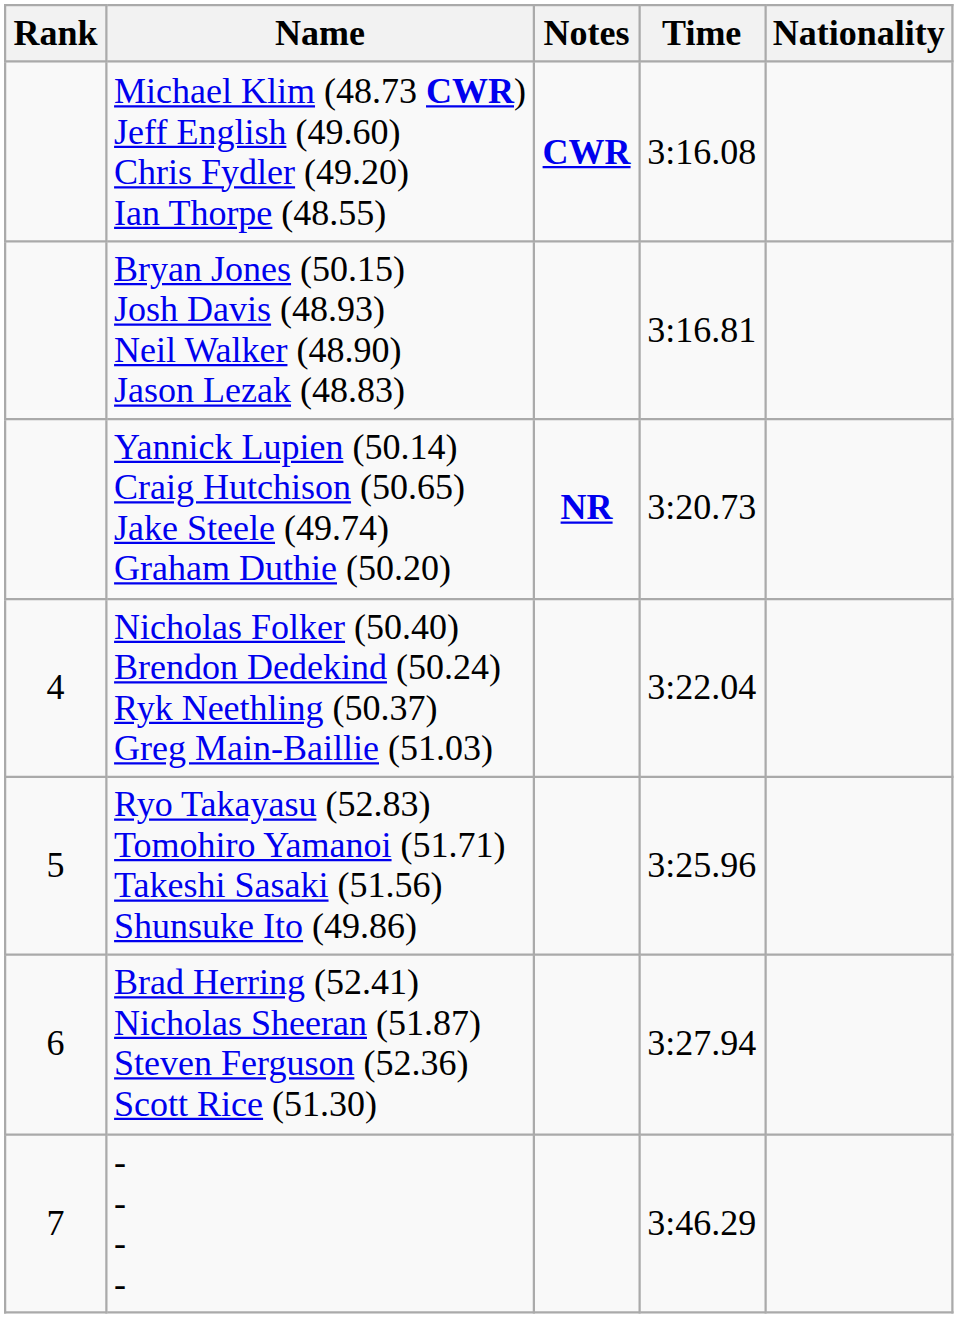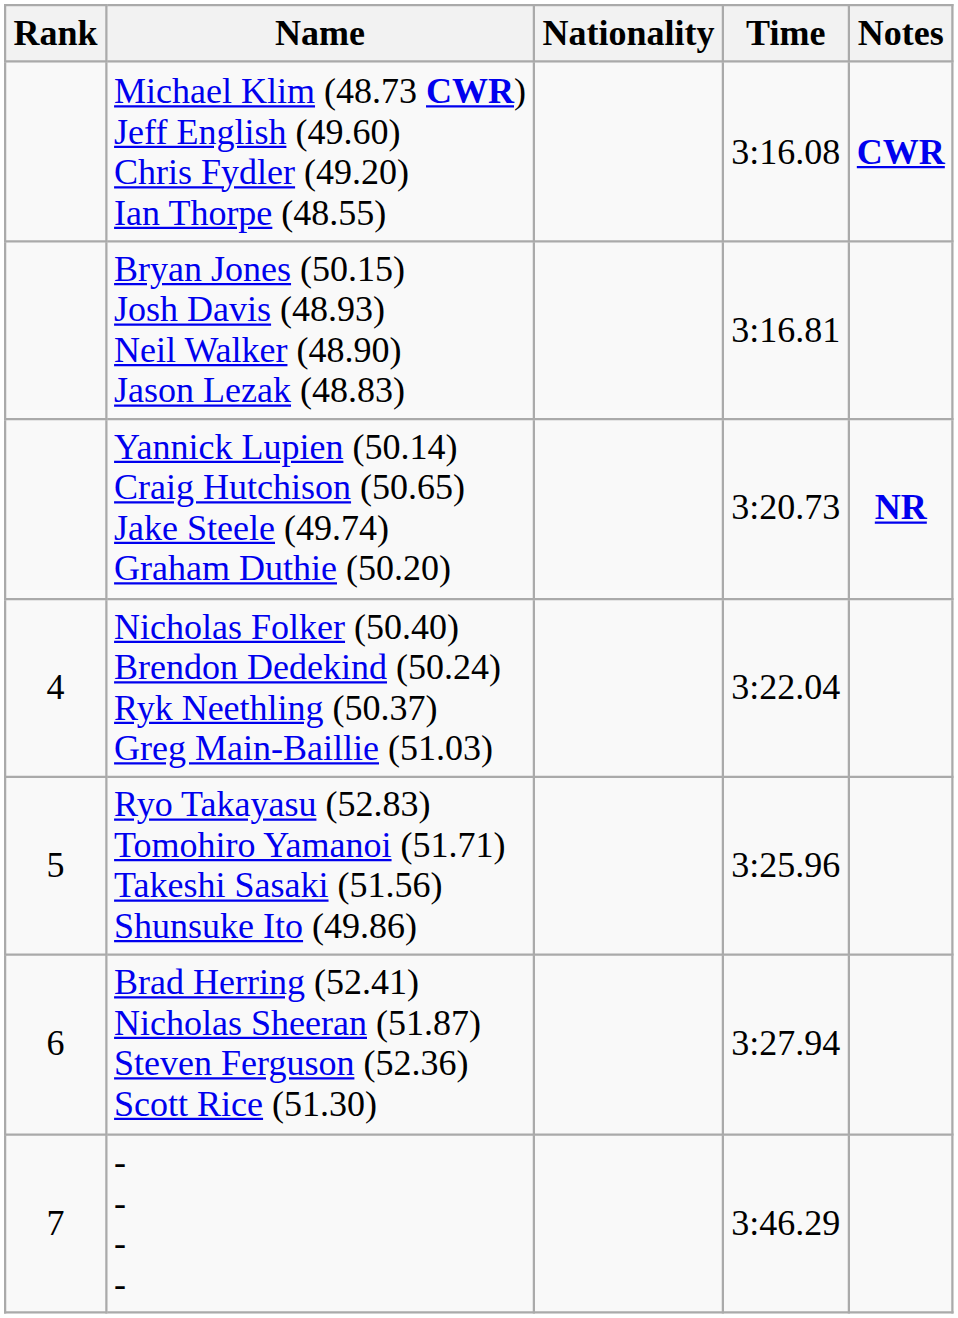columns swapped: (859, 33) <-> (587, 33)
